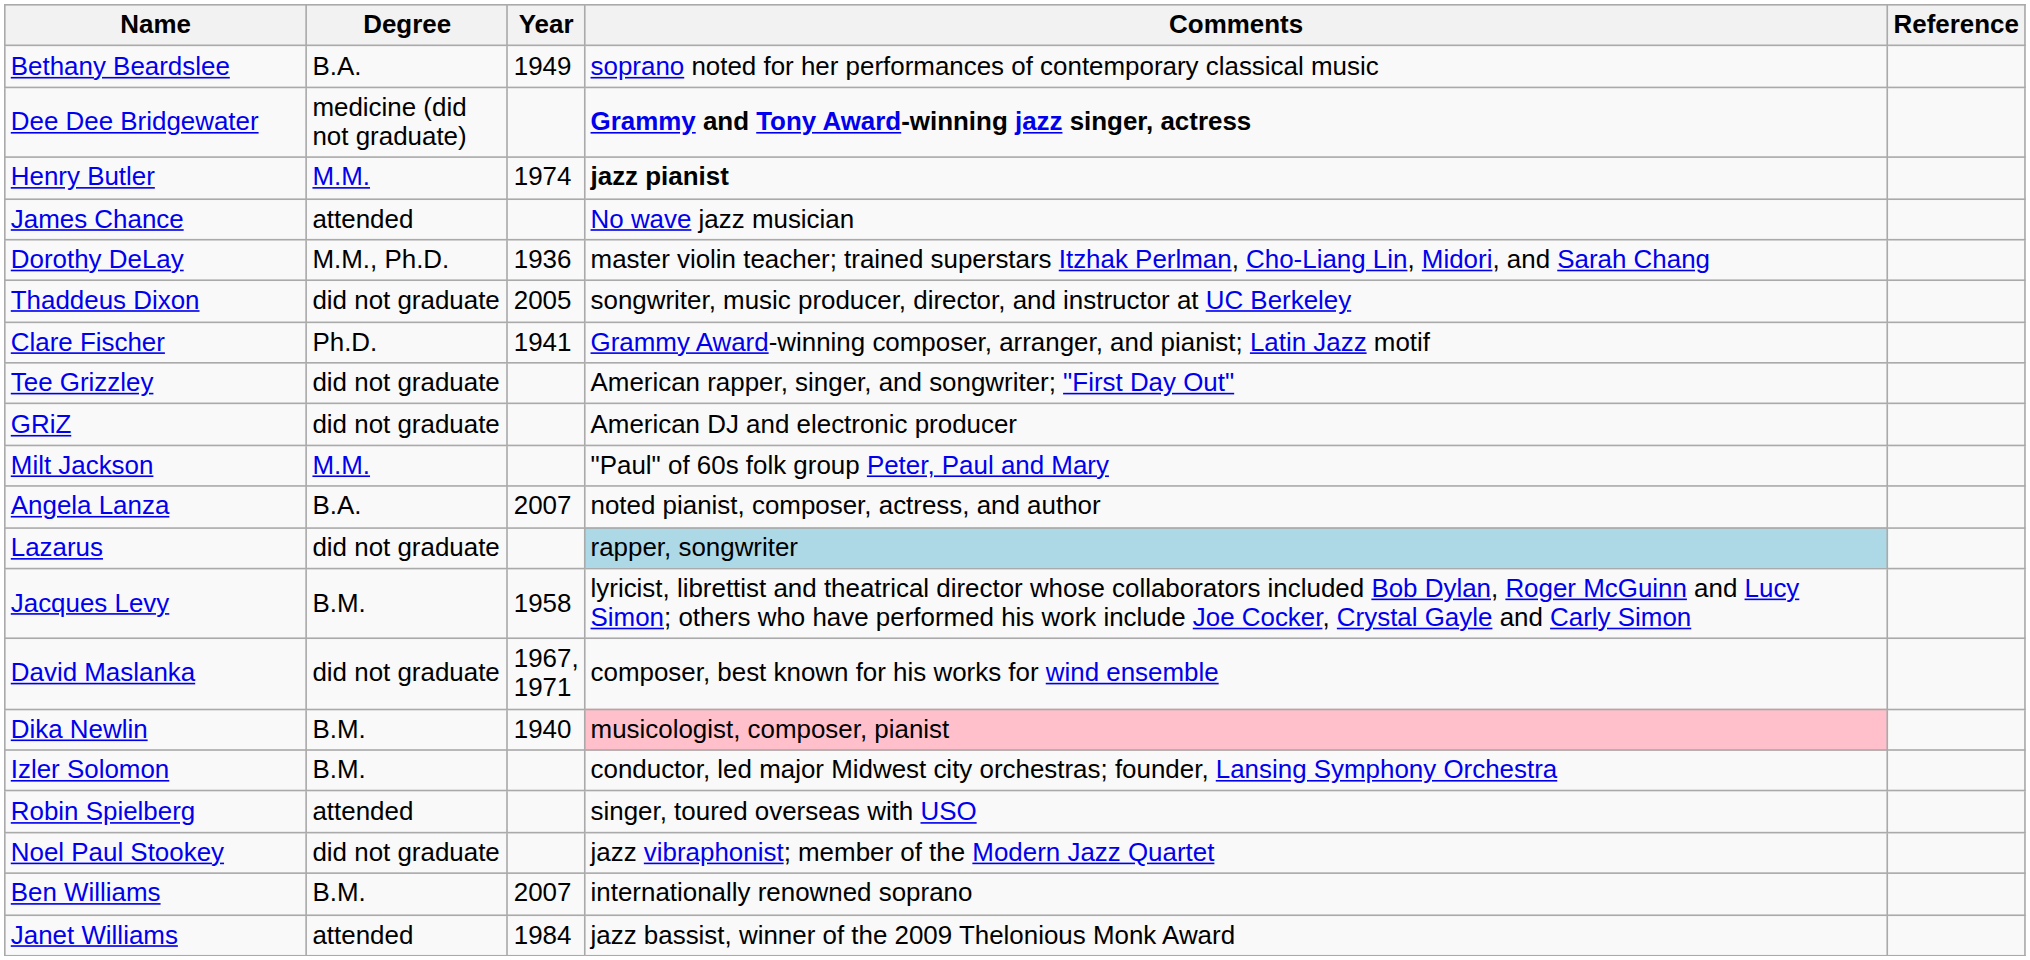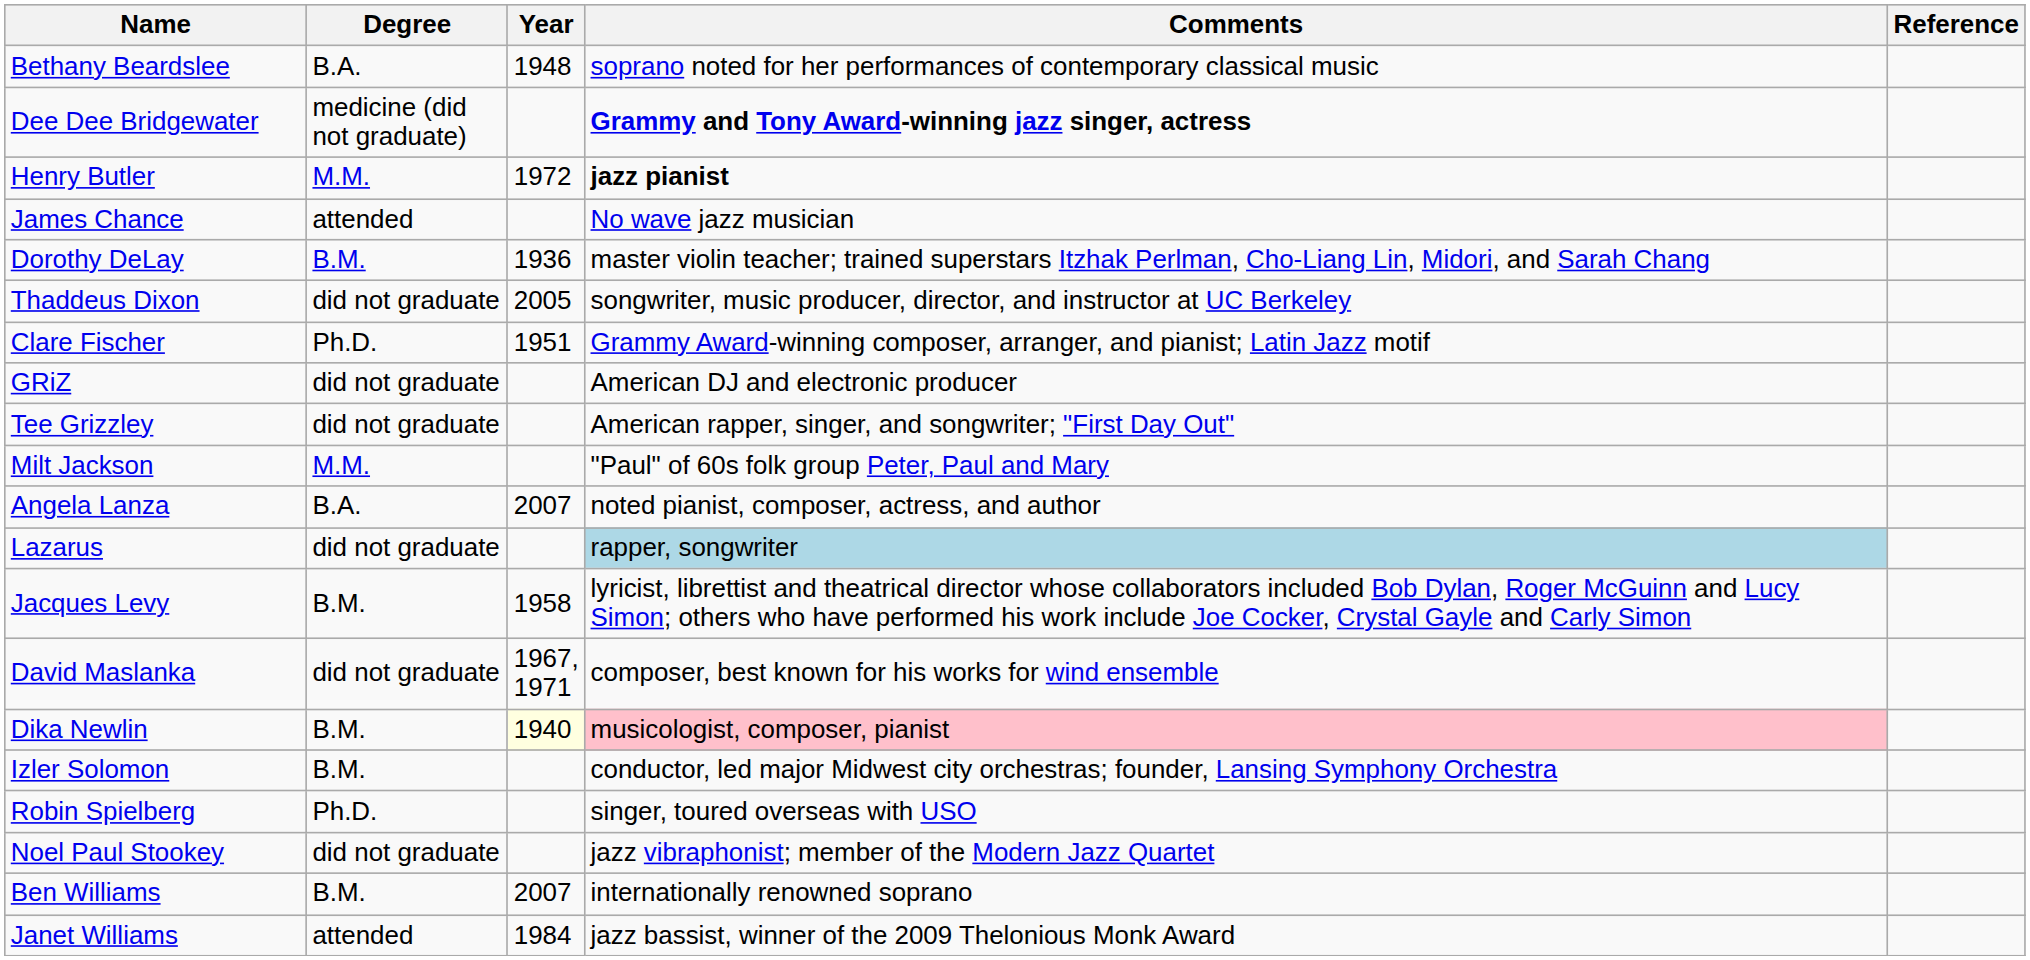(543, 66) 1949 -> (543, 66) 1948
(543, 177) 1974 -> (543, 177) 1972
(381, 259) M.M., Ph.D. -> (339, 259) B.M.
(543, 341) 1941 -> (543, 341) 1951
rows swapped: (41, 424) <-> (82, 383)
(543, 729) no background -> (543, 729) lightyellow background
(363, 811) attended -> (345, 811) Ph.D.
